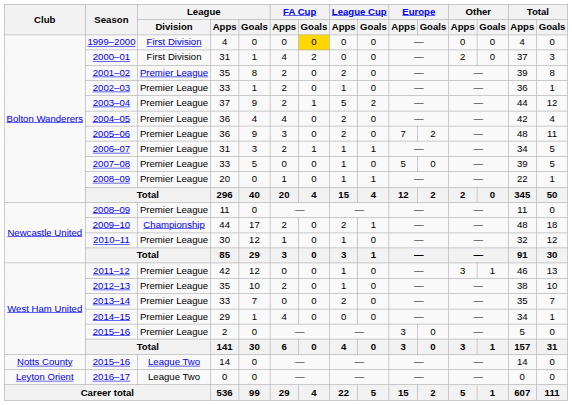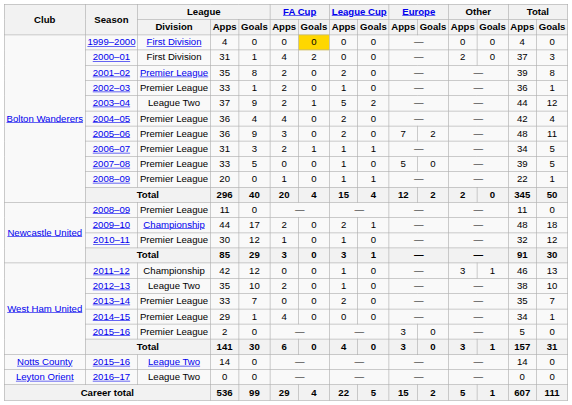(174, 103) Premier League -> (174, 103) League Two
(174, 270) Premier League -> (174, 270) Championship
(174, 286) Premier League -> (174, 286) League Two
